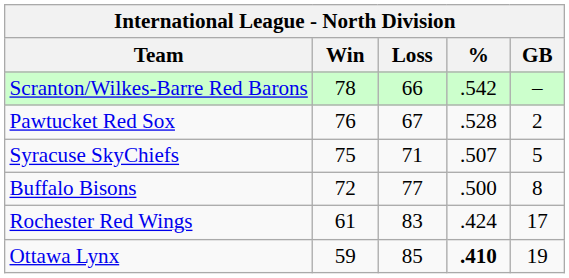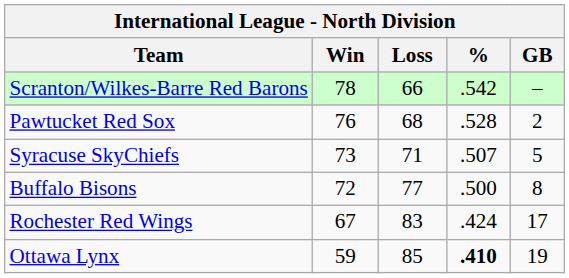(412, 121) 67 -> (412, 121) 68
(345, 155) 75 -> (345, 155) 73
(345, 222) 61 -> (345, 222) 67
